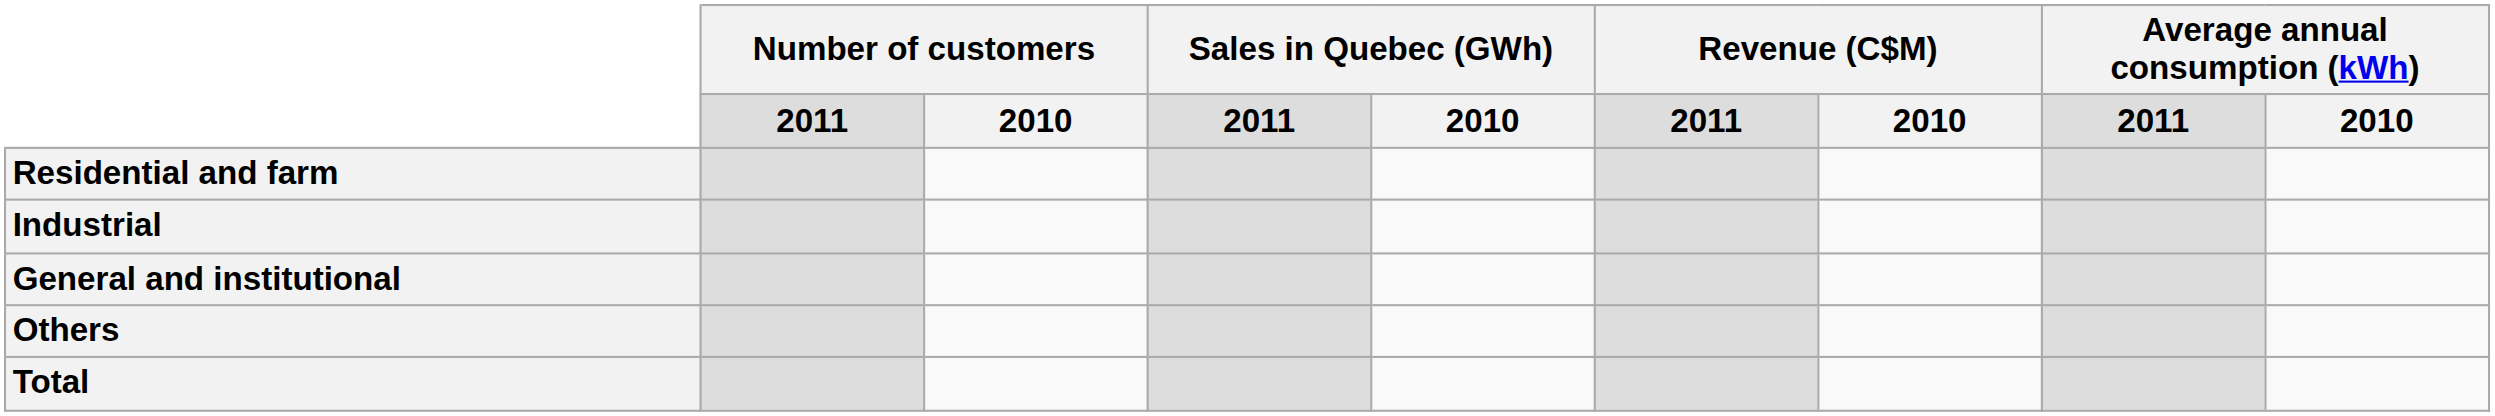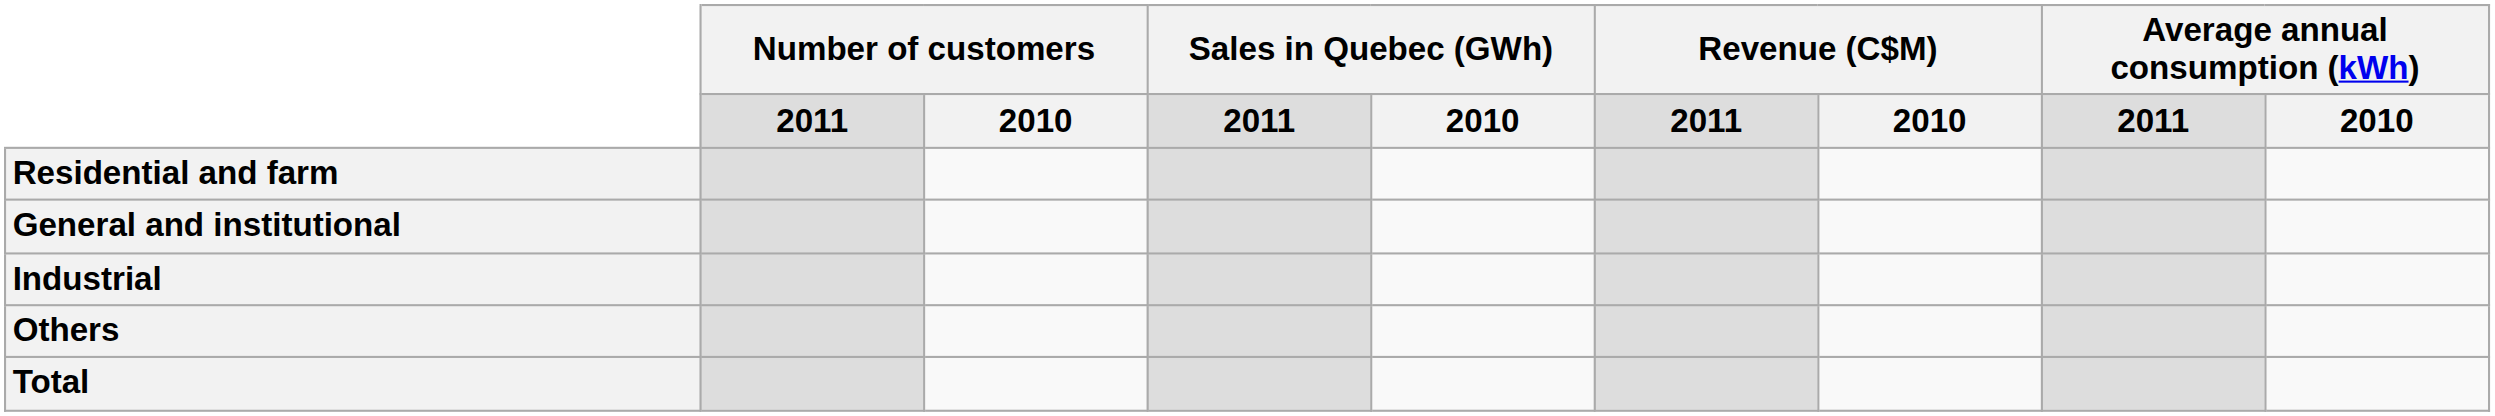rows swapped: (207, 278) <-> (87, 225)
